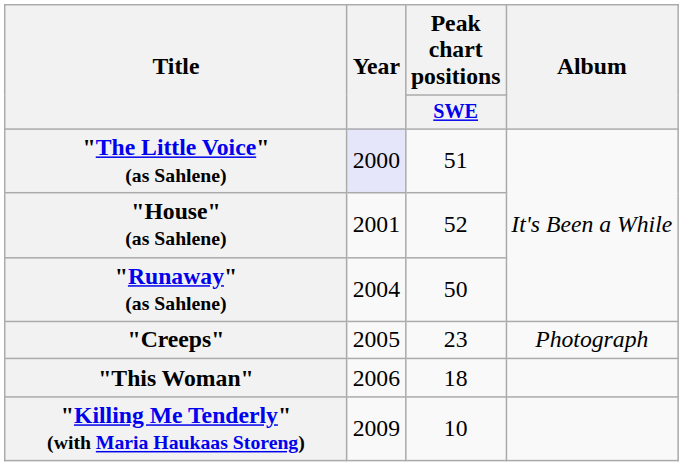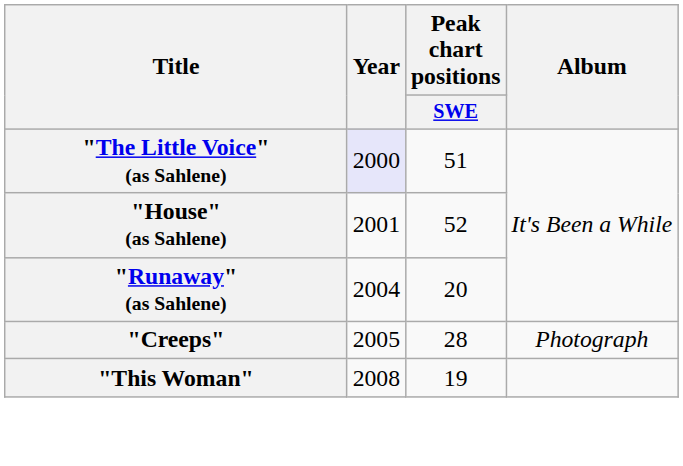(456, 289) 50 -> (456, 289) 20
(456, 339) 23 -> (456, 339) 28
(376, 377) 2006 -> (376, 377) 2008
(456, 377) 18 -> (456, 377) 19
- row: (176, 428)
